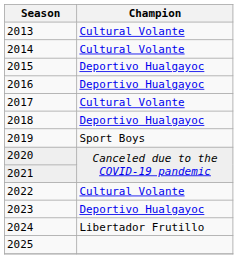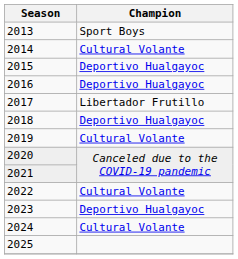(132, 31) Cultural Volante -> (112, 31) Sport Boys
(132, 102) Cultural Volante -> (142, 102) Libertador Frutillo
(112, 138) Sport Boys -> (132, 138) Cultural Volante
(142, 227) Libertador Frutillo -> (132, 227) Cultural Volante
